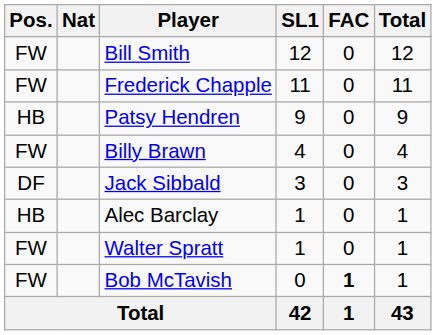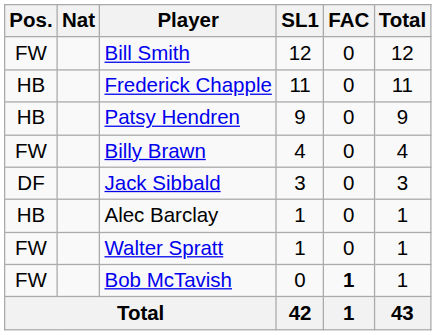(31, 85) FW -> (31, 85) HB
